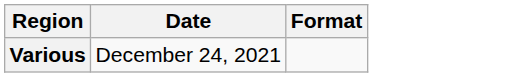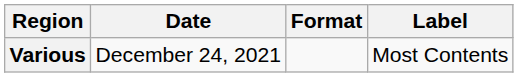+ column: (440, 21)
